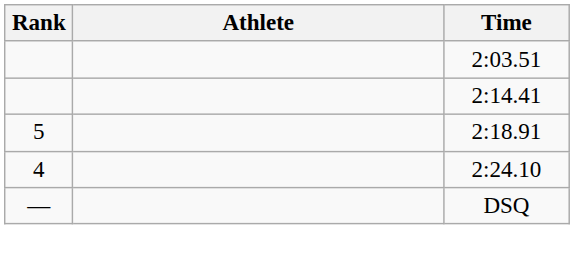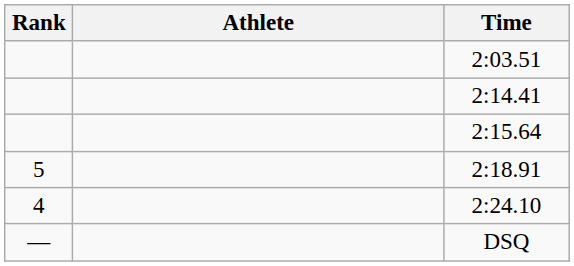+ row: (506, 132)
